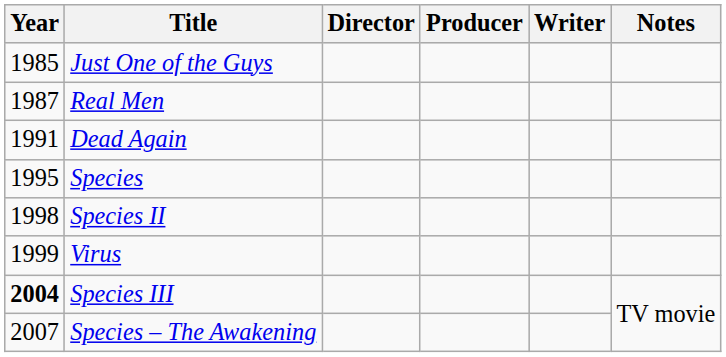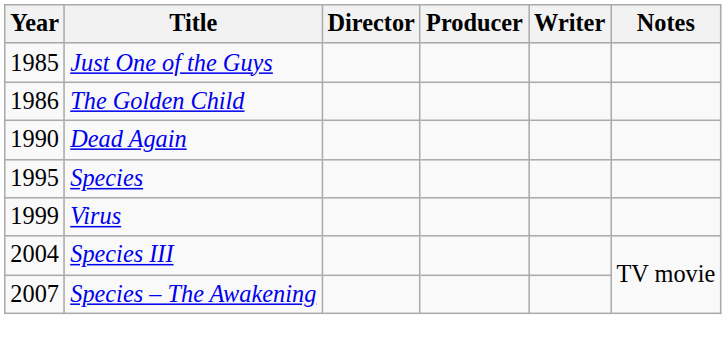+ row: (157, 100)
- row: (117, 100)
(35, 139) 1991 -> (35, 139) 1990
- row: (118, 216)
(35, 293) bold -> (35, 255) normal
